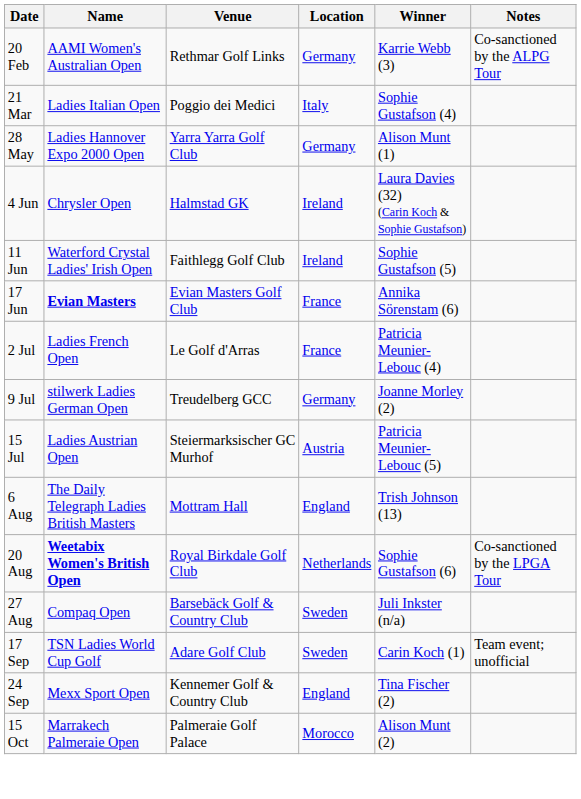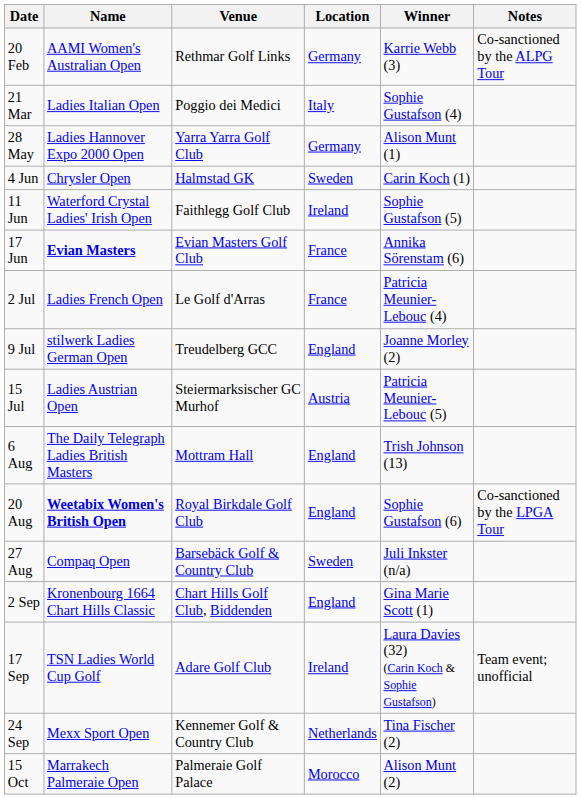(323, 203) Ireland -> (330, 178) Sweden
(422, 203) Laura Davies (32) (Carin Koch & Sophie Gustafson) -> (427, 178) Carin Koch (1)
(329, 399) Germany -> (332, 348) England
(337, 563) Netherlands -> (332, 512) England
+ row: (24, 601)
(325, 652) Sweden -> (328, 667) Ireland
(421, 652) Carin Koch (1) -> (422, 667) Laura Davies (32) (Carin Koch & Sophie Gustafson)
(326, 693) England -> (342, 733) Netherlands
